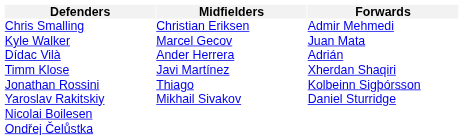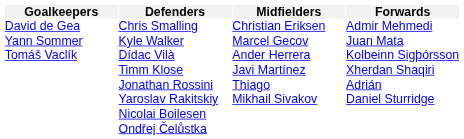+ column: (61, 11)
(325, 55) Adrián -> (403, 55) Kolbeinn Sigþórsson
(364, 84) Kolbeinn Sigþórsson -> (364, 84) Adrián
